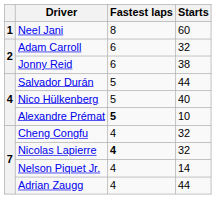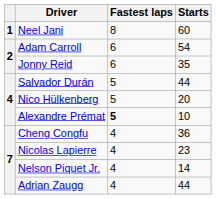(184, 47) 32 -> (184, 47) 54
(184, 64) 38 -> (184, 64) 35
(184, 99) 40 -> (184, 99) 20
(184, 133) 32 -> (184, 133) 36
(113, 151) bold -> (113, 151) normal
(184, 151) 32 -> (184, 151) 23
